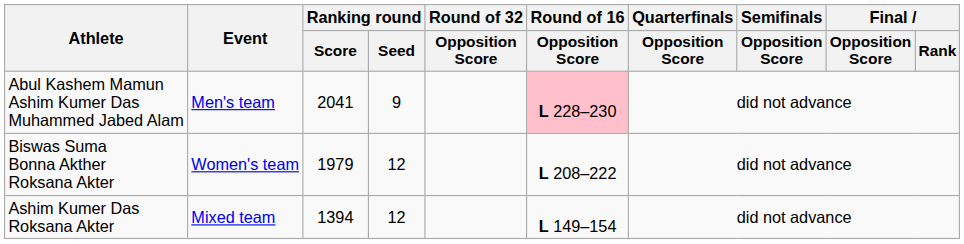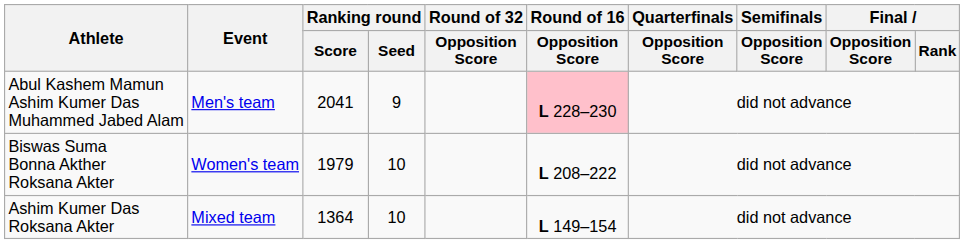(397, 165) 12 -> (397, 165) 10
(335, 218) 1394 -> (335, 218) 1364
(397, 218) 12 -> (397, 218) 10
